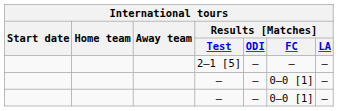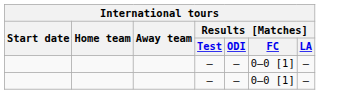- row: (38, 64)
